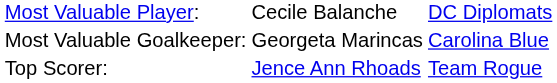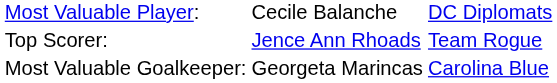rows swapped: (126, 40) <-> (56, 68)
